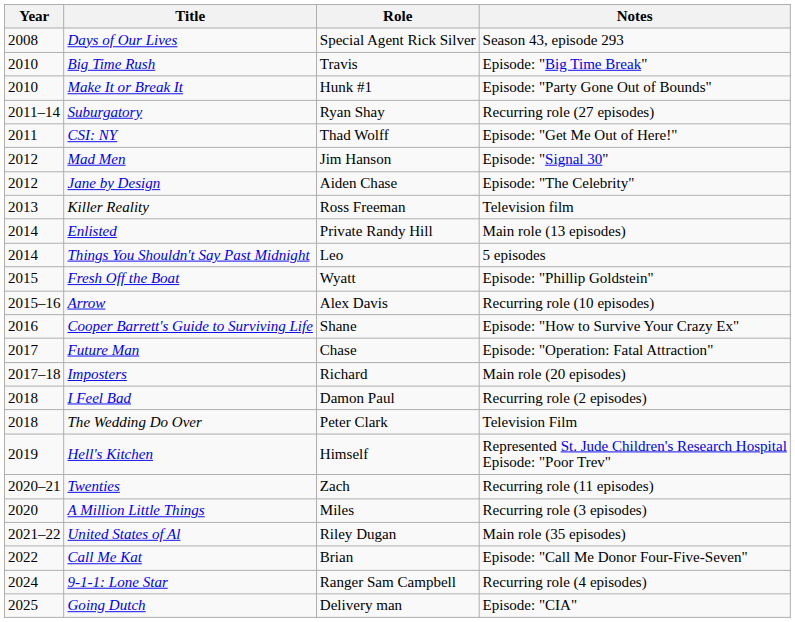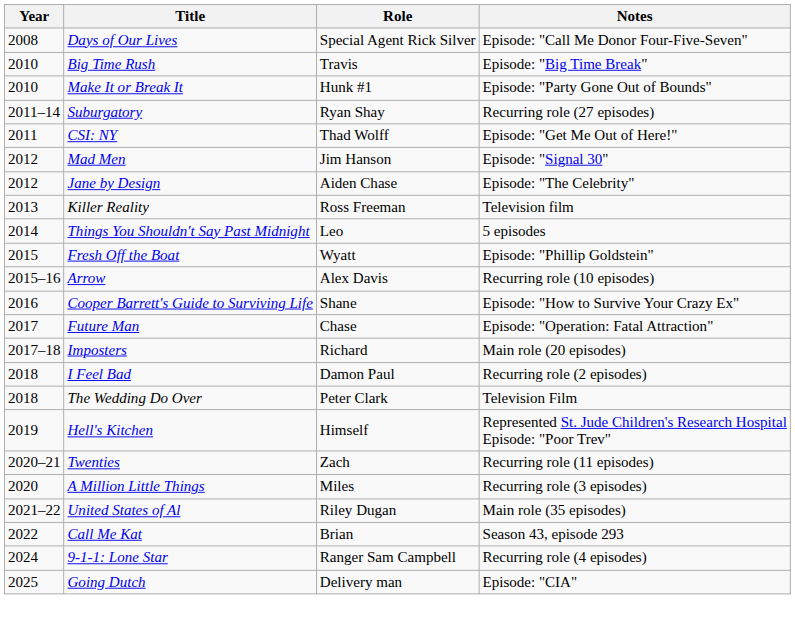(553, 40) Season 43, episode 293 -> (615, 40) Episode: "Call Me Donor Four-Five-Seven"
- row: (92, 231)
(615, 558) Episode: "Call Me Donor Four-Five-Seven" -> (553, 534) Season 43, episode 293
